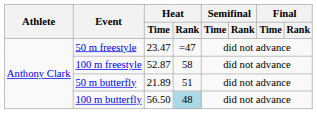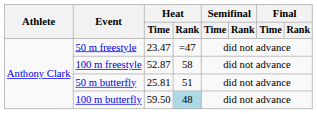(159, 83) 21.89 -> (159, 83) 25.81
(159, 100) 56.50 -> (159, 100) 59.50
